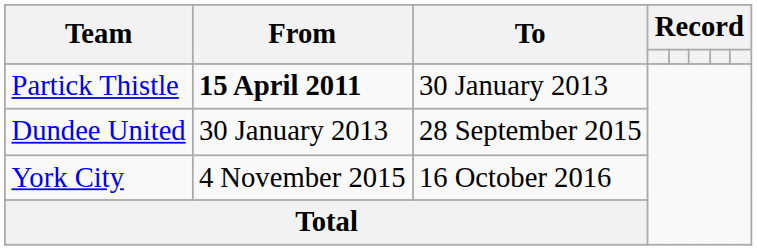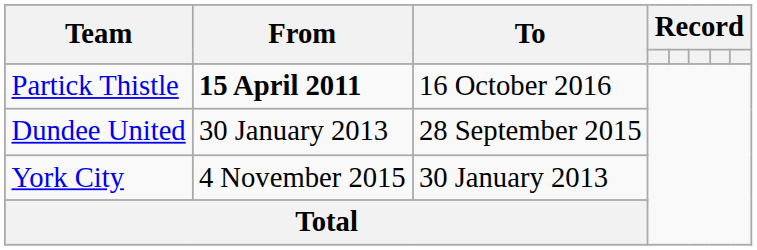(514, 85) 30 January 2013 -> (515, 85) 16 October 2016
(515, 176) 16 October 2016 -> (514, 176) 30 January 2013
